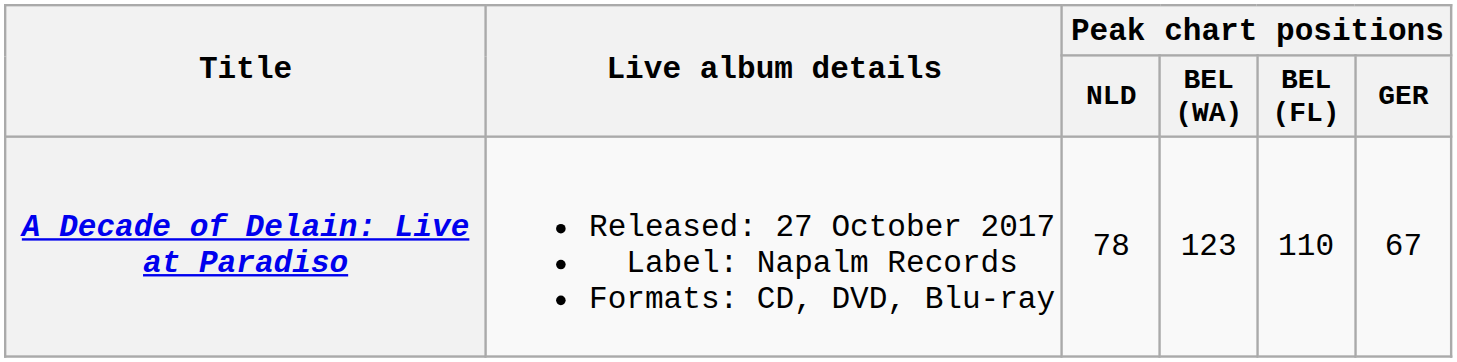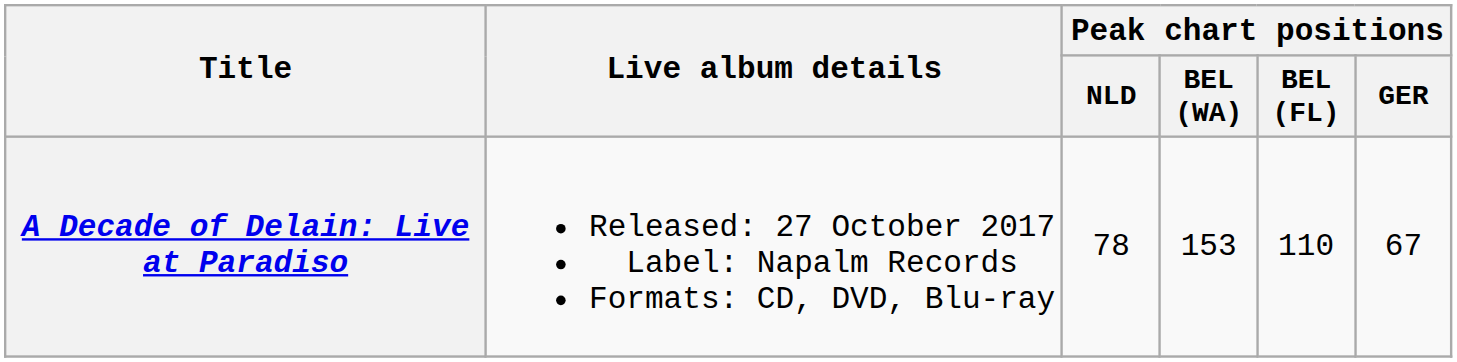(1209, 246) 123 -> (1209, 246) 153
